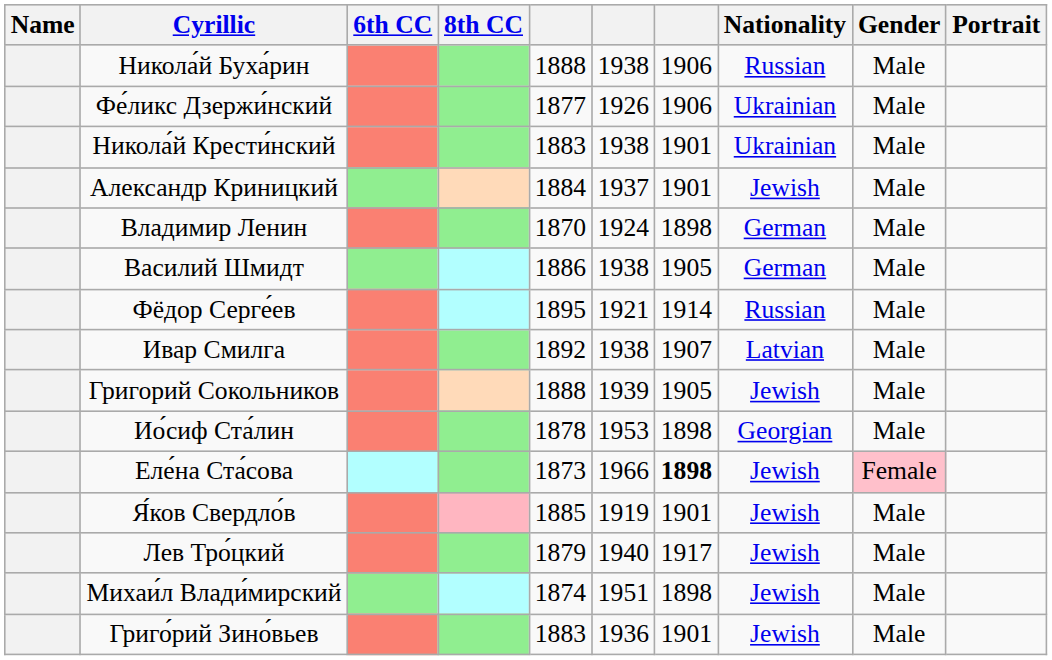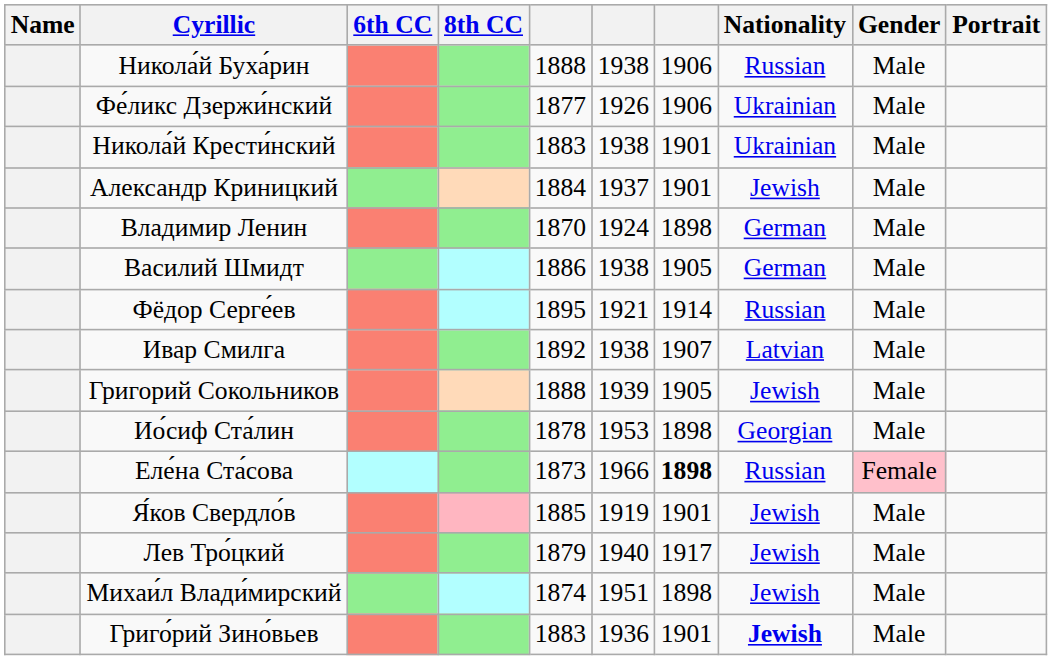(785, 471) Jewish -> (785, 471) Russian
(785, 633) normal -> (785, 633) bold
